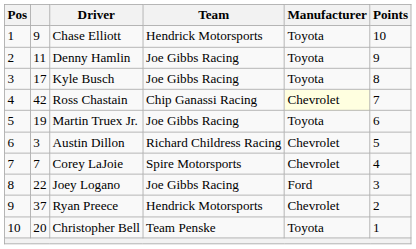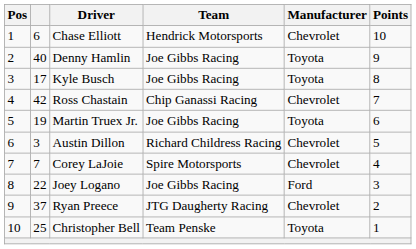(37, 35) 9 -> (37, 35) 6
(306, 35) Toyota -> (313, 35) Chevrolet
(40, 57) 11 -> (40, 57) 40
(313, 99) lightyellow background -> (313, 99) no background
(204, 205) Hendrick Motorsports -> (207, 205) JTG Daugherty Racing
(40, 226) 20 -> (40, 226) 25
